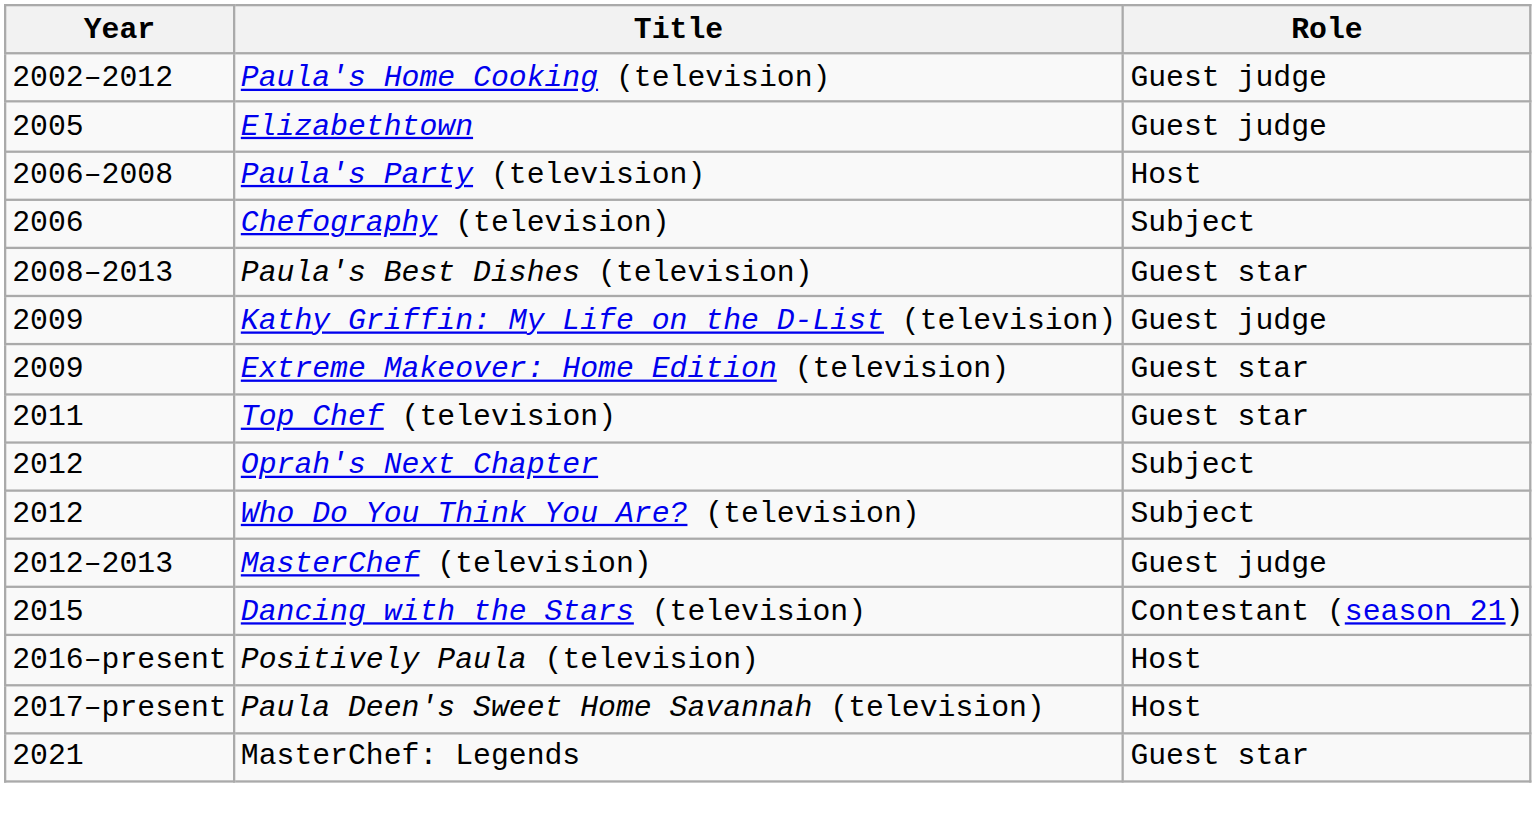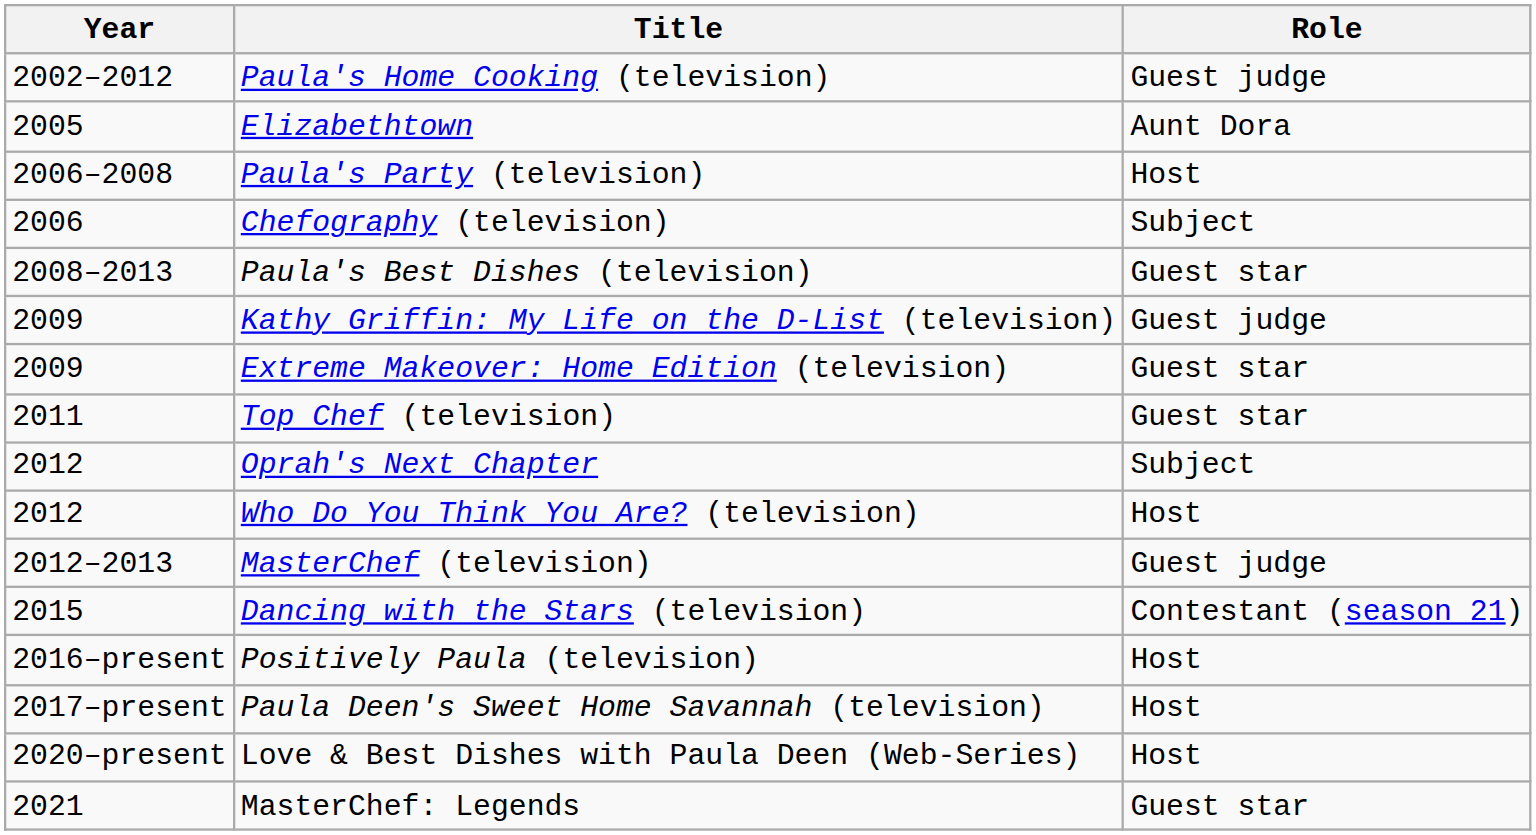(1229, 126) Guest judge -> (1211, 126) Aunt Dora
(1193, 515) Subject -> (1166, 515) Host
+ row: (661, 757)
